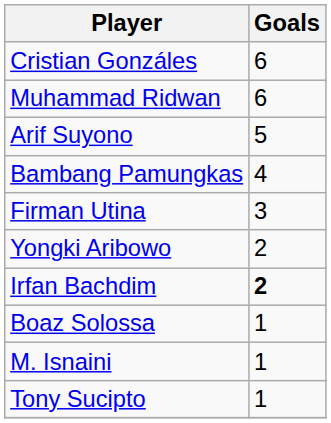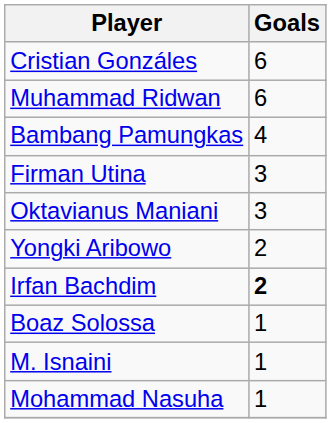- row: (71, 135)
+ row: (114, 211)
- row: (78, 398)
+ row: (117, 398)
